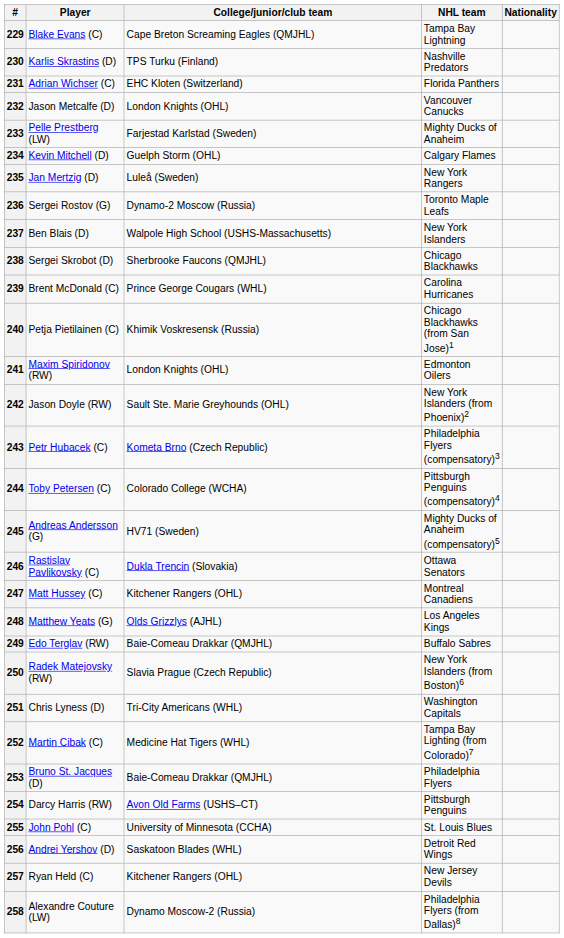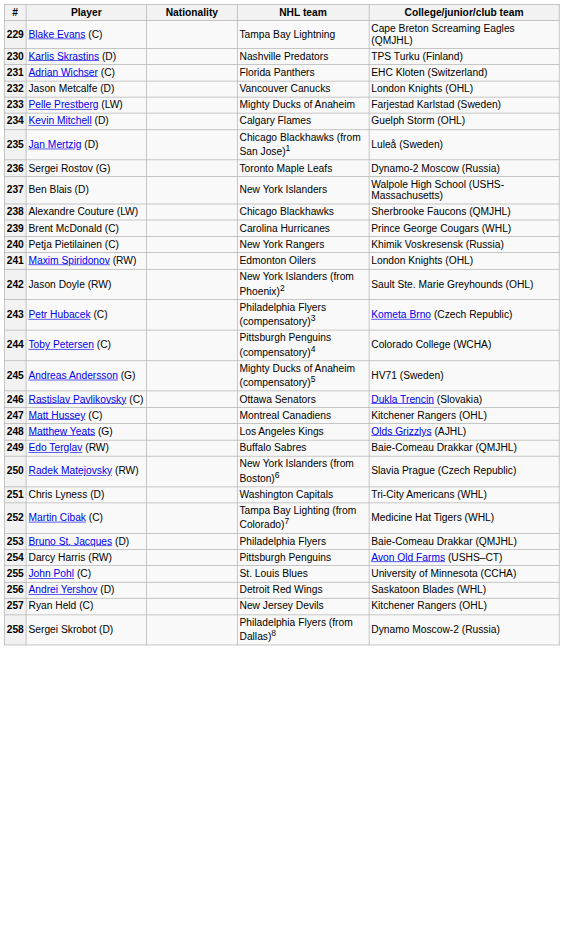columns swapped: (531, 12) <-> (273, 12)
(446, 178) New York Rangers -> (300, 144) Chicago Blackhawks (from San Jose)1
(71, 261) Sergei Skrobot (D) -> (83, 212) Alexandre Couture (LW)
(451, 329) Chicago Blackhawks (from San Jose)1 -> (282, 244) New York Rangers
(71, 912) Alexandre Couture (LW) -> (71, 630) Sergei Skrobot (D)
